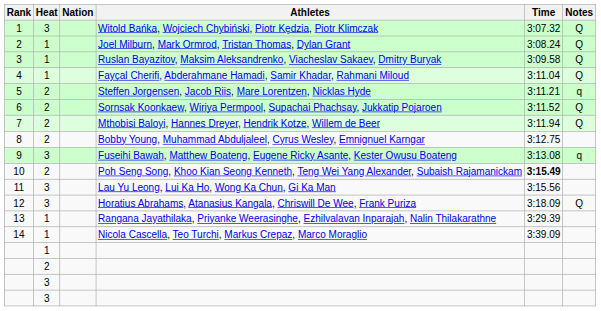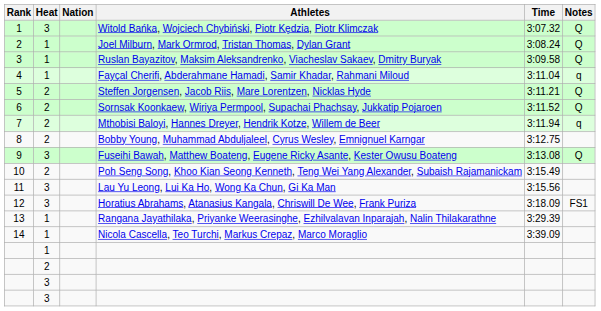(579, 76) Q -> (579, 76) q
(579, 92) q -> (579, 92) Q
(579, 124) Q -> (579, 124) q
(579, 155) q -> (579, 155) Q
(544, 171) bold -> (543, 171) normal
(579, 203) Q -> (579, 203) FS1
